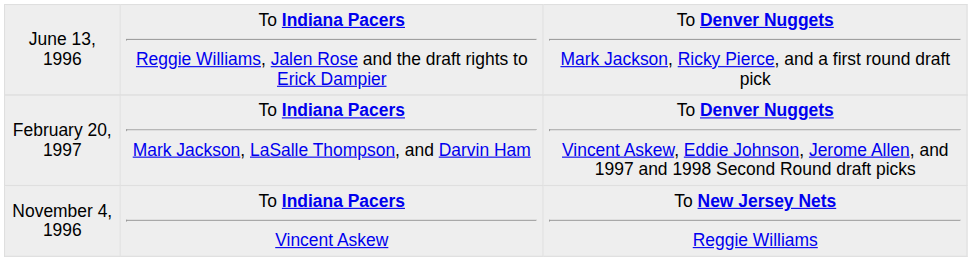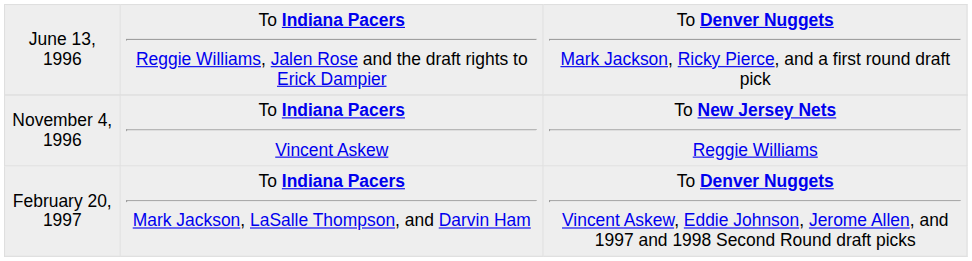rows swapped: (62, 220) <-> (62, 140)
